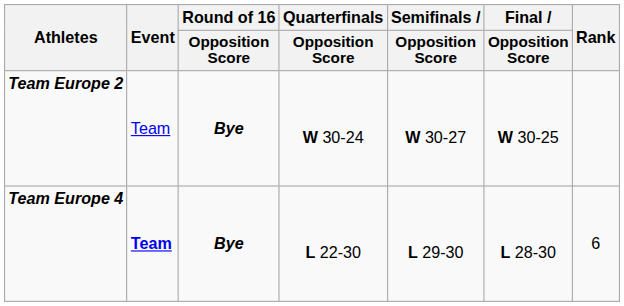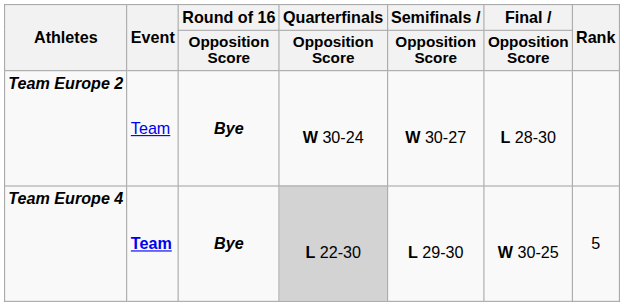(528, 138) W 30-25 -> (528, 138) L 28-30
(333, 253) no background -> (333, 253) lightgrey background
(528, 253) L 28-30 -> (528, 253) W 30-25
(596, 244) 6 -> (596, 244) 5
